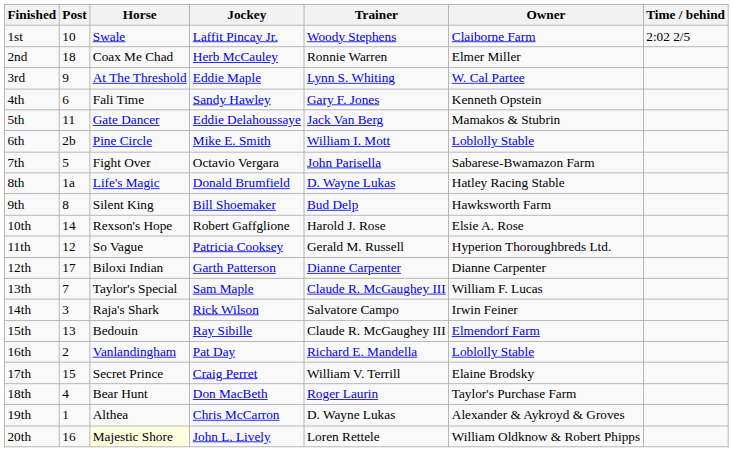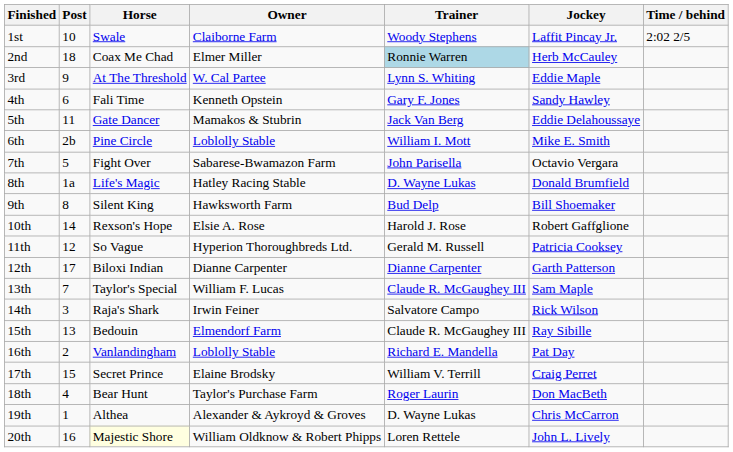columns swapped: (247, 15) <-> (546, 15)
(347, 57) no background -> (427, 57) lightblue background
